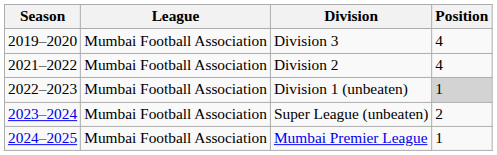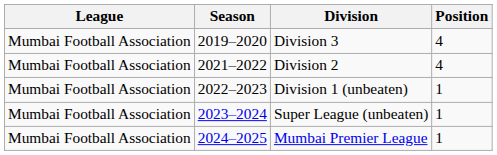columns swapped: (43, 16) <-> (176, 16)
(439, 89) lightgrey background -> (439, 89) no background
(439, 114) 2 -> (439, 114) 1
